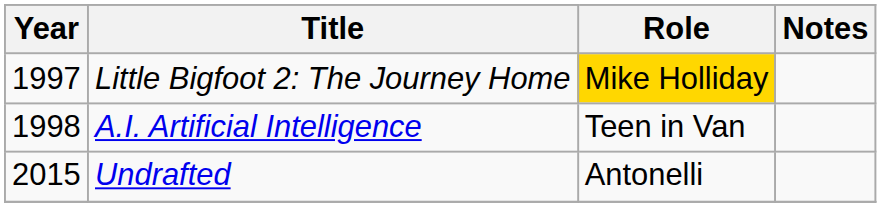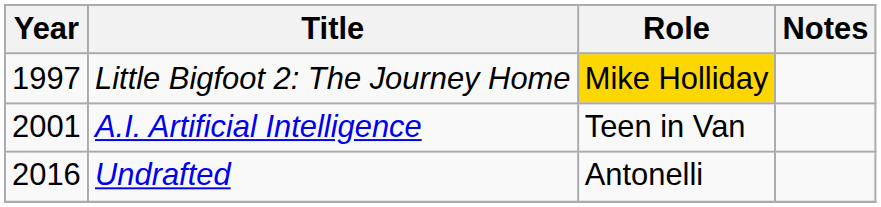(46, 126) 1998 -> (46, 126) 2001
(46, 175) 2015 -> (46, 175) 2016
